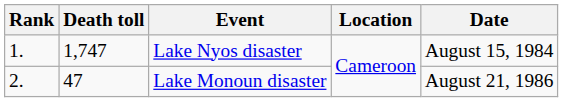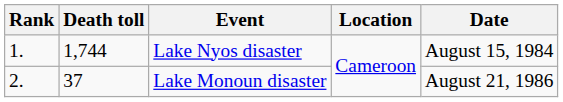(85, 50) 1,747 -> (85, 50) 1,744
(73, 81) 47 -> (73, 81) 37
